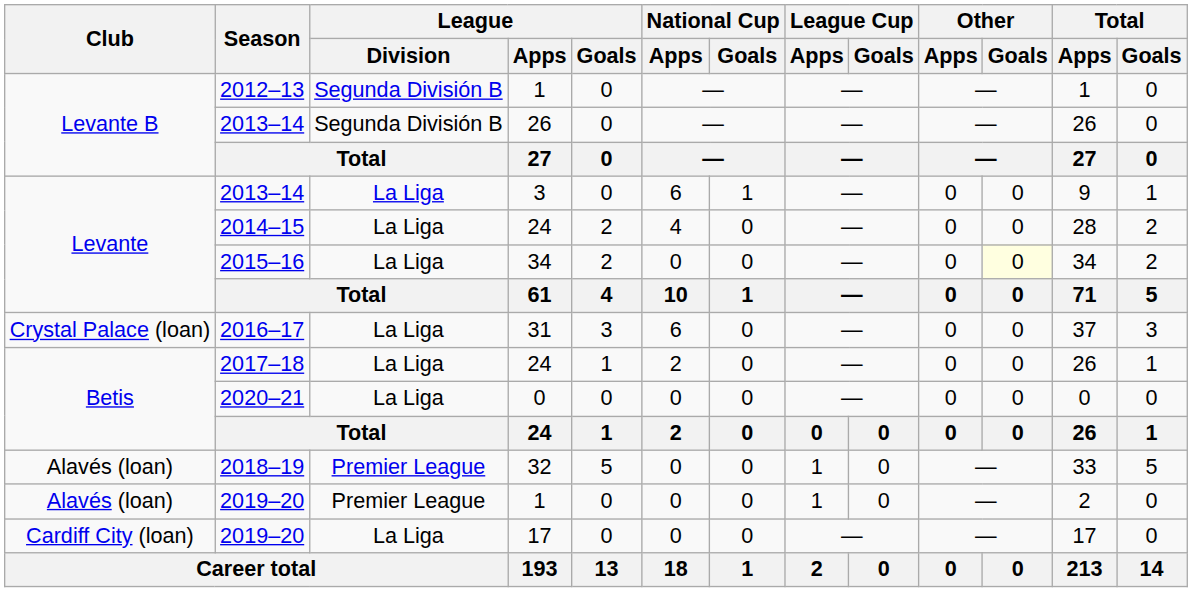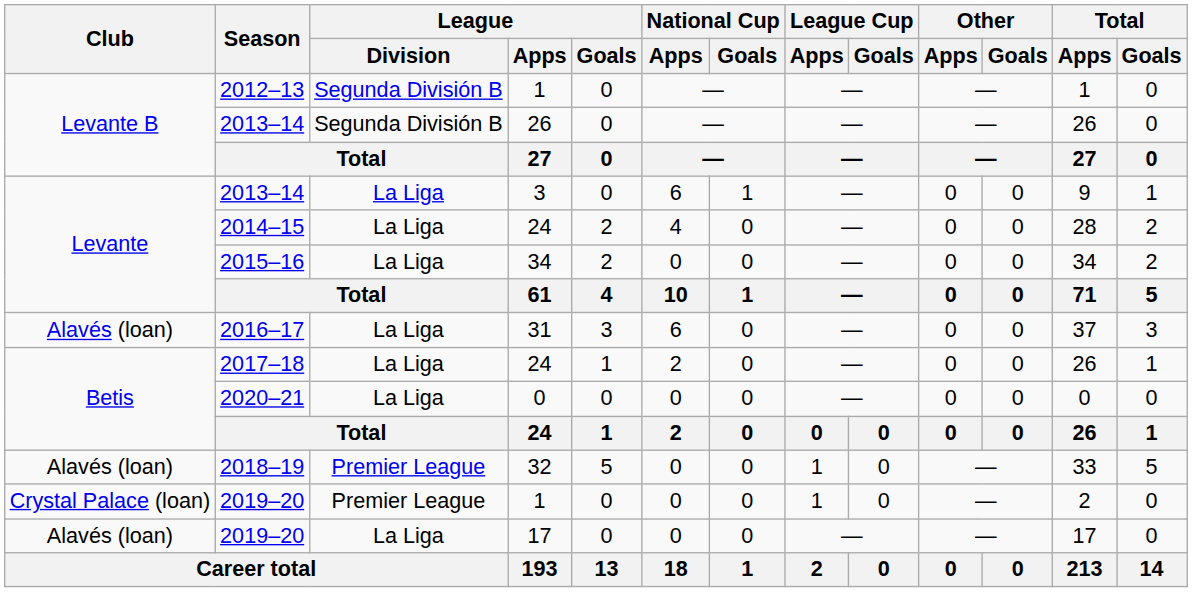(1018, 261) lightyellow background -> (1018, 261) no background
(110, 329) Crystal Palace (loan) -> (110, 329) Alavés (loan)
(110, 501) Alavés (loan) -> (110, 501) Crystal Palace (loan)
(110, 535) Cardiff City (loan) -> (110, 535) Alavés (loan)
